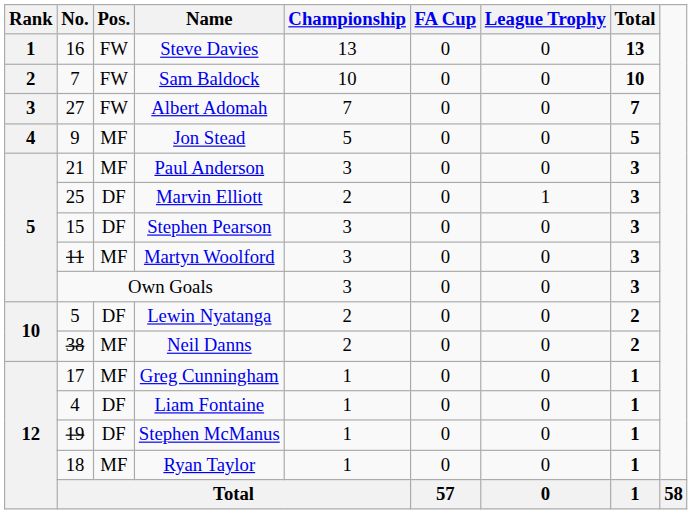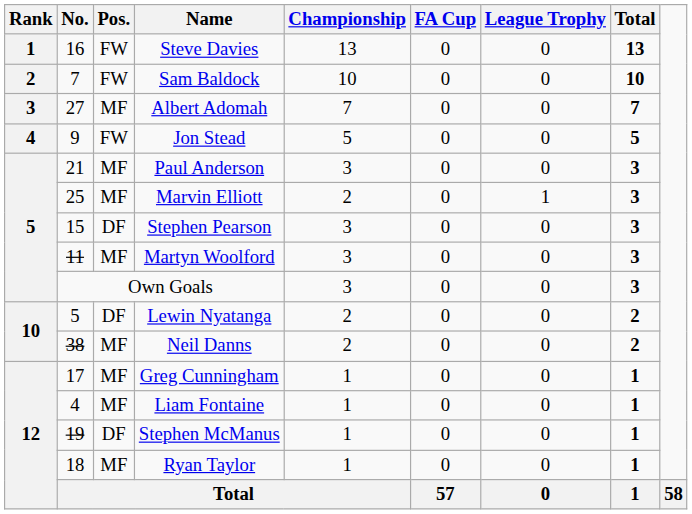(114, 108) FW -> (114, 108) MF
(114, 138) MF -> (114, 138) FW
(114, 197) DF -> (114, 197) MF
(114, 405) DF -> (114, 405) MF
